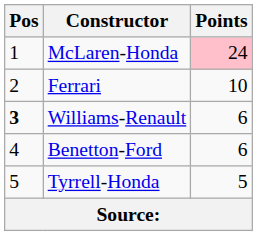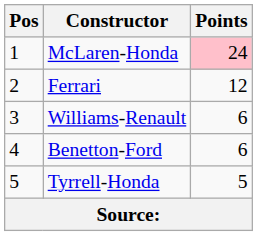(238, 85) 10 -> (238, 85) 12
(14, 117) bold -> (14, 117) normal
